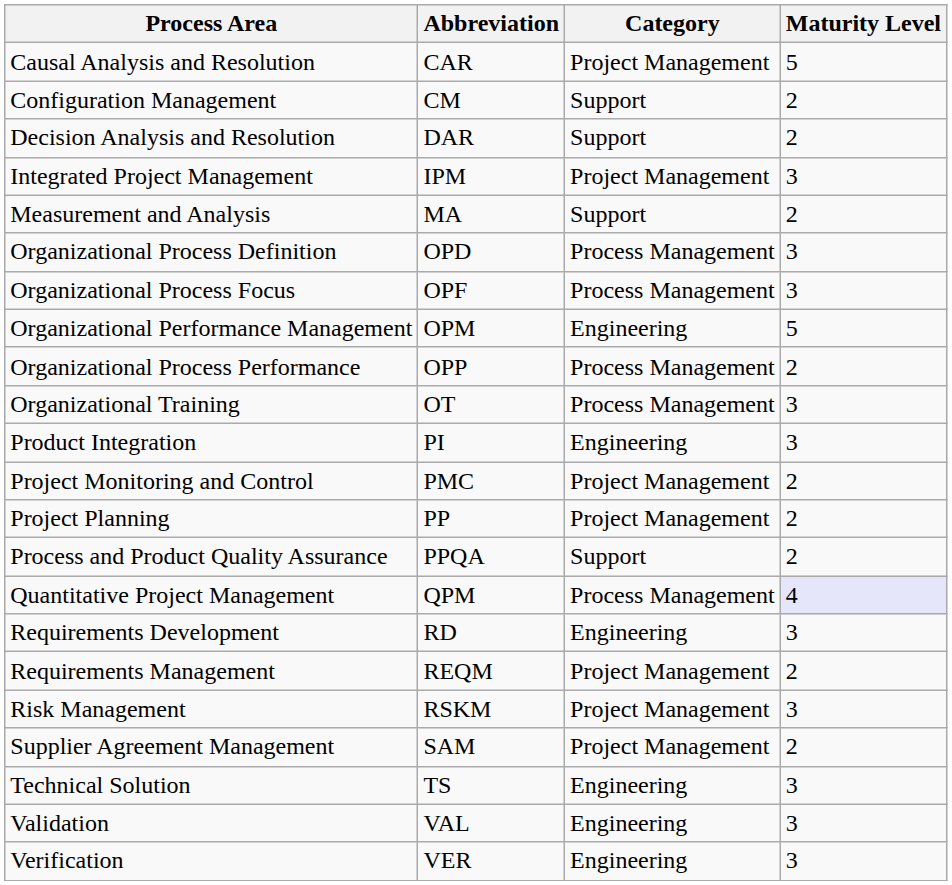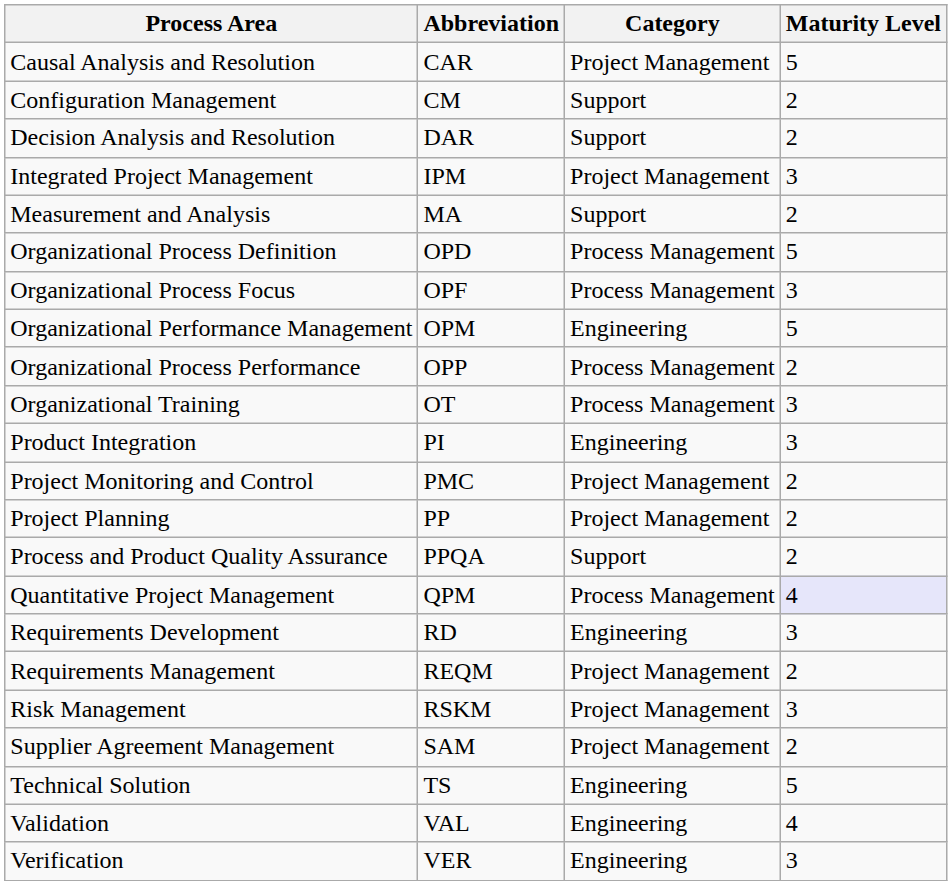(792, 251) 3 -> (792, 251) 5
(792, 784) 3 -> (792, 784) 5
(792, 822) 3 -> (792, 822) 4
